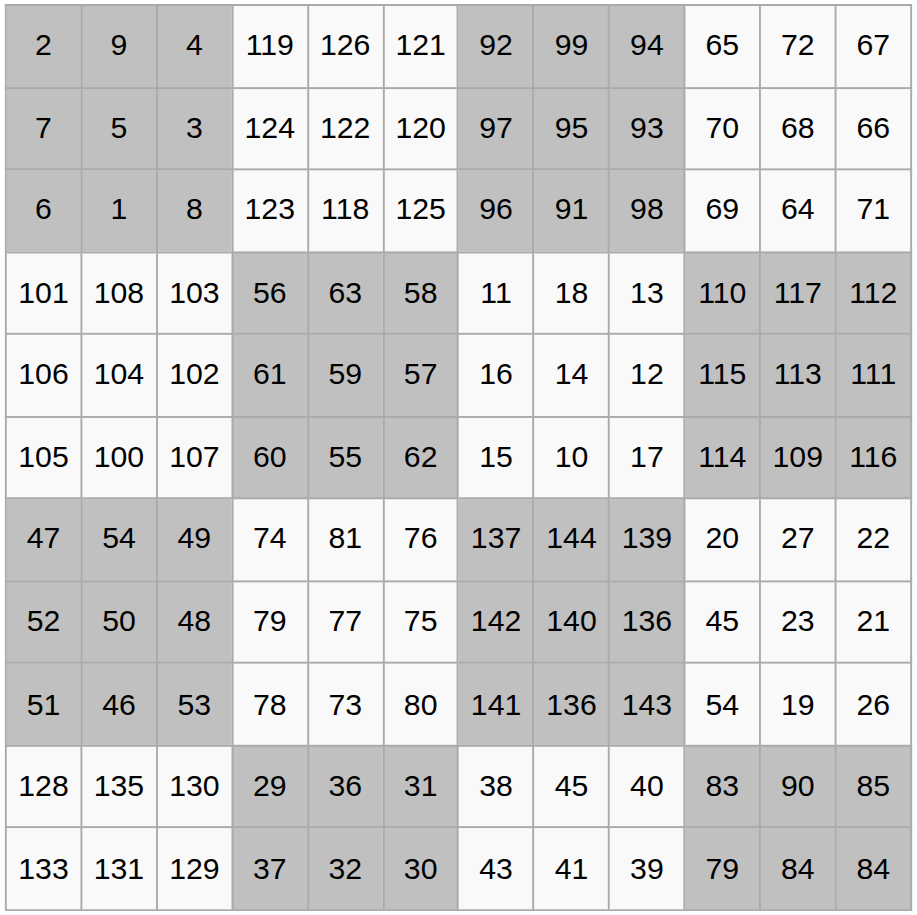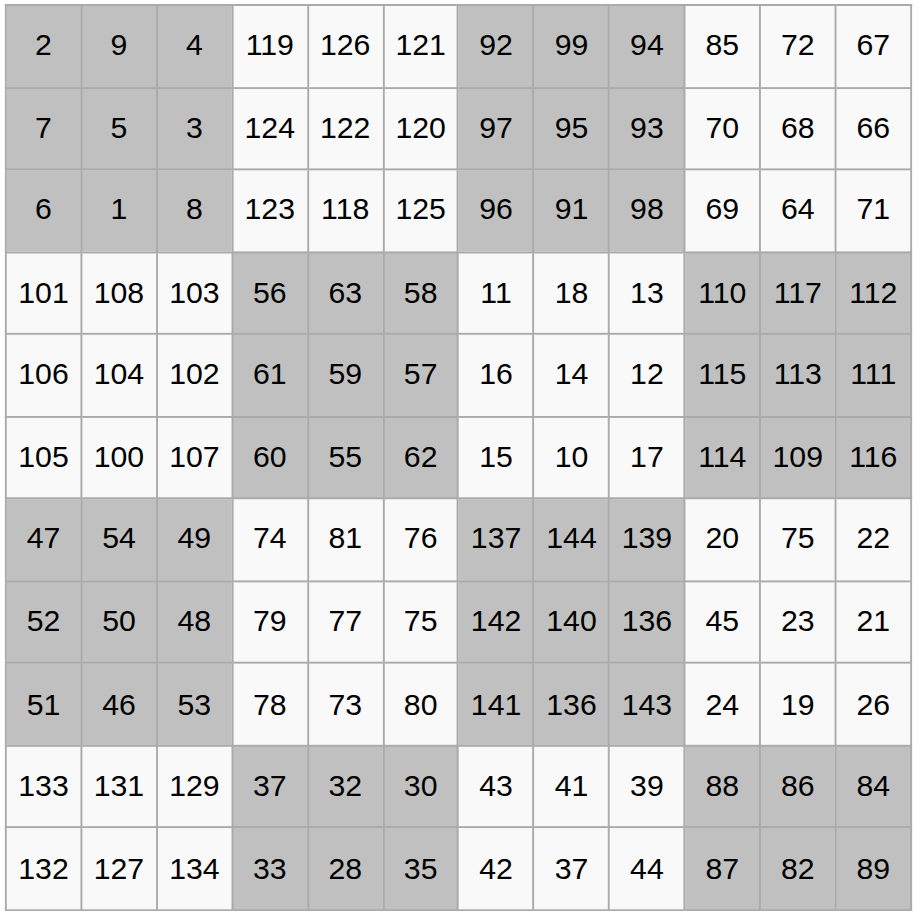(722, 45) 65 -> (722, 45) 85
(798, 539) 27 -> (798, 539) 75
(722, 703) 54 -> (722, 703) 24
- row: (44, 786)
(722, 868) 79 -> (722, 786) 88
(798, 868) 84 -> (798, 786) 86
+ row: (44, 868)
